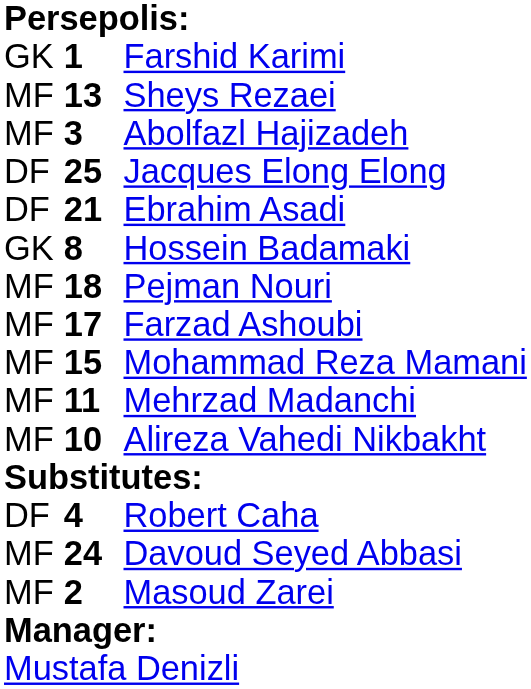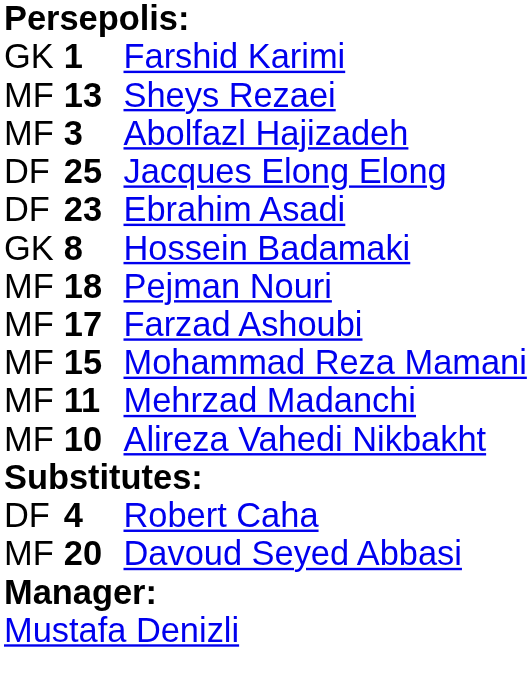(83, 209) 21 -> (83, 209) 23
(83, 553) 24 -> (83, 553) 20
- row: (229, 592)
